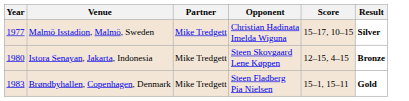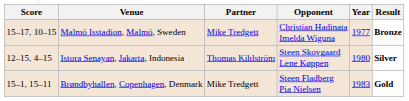columns swapped: (16, 12) <-> (328, 12)
(369, 32) Silver -> (388, 32) Bronze
(201, 58) Mike Tredgett -> (241, 58) Thomas Kihlström
(371, 58) Bronze -> (386, 58) Silver
